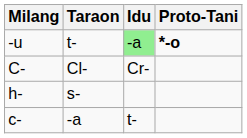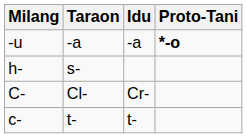(72, 42) t- -> (74, 42) -a
(134, 42) lightgreen background -> (134, 42) no background
rows swapped: (15, 94) <-> (17, 68)
(74, 119) -a -> (72, 119) t-
